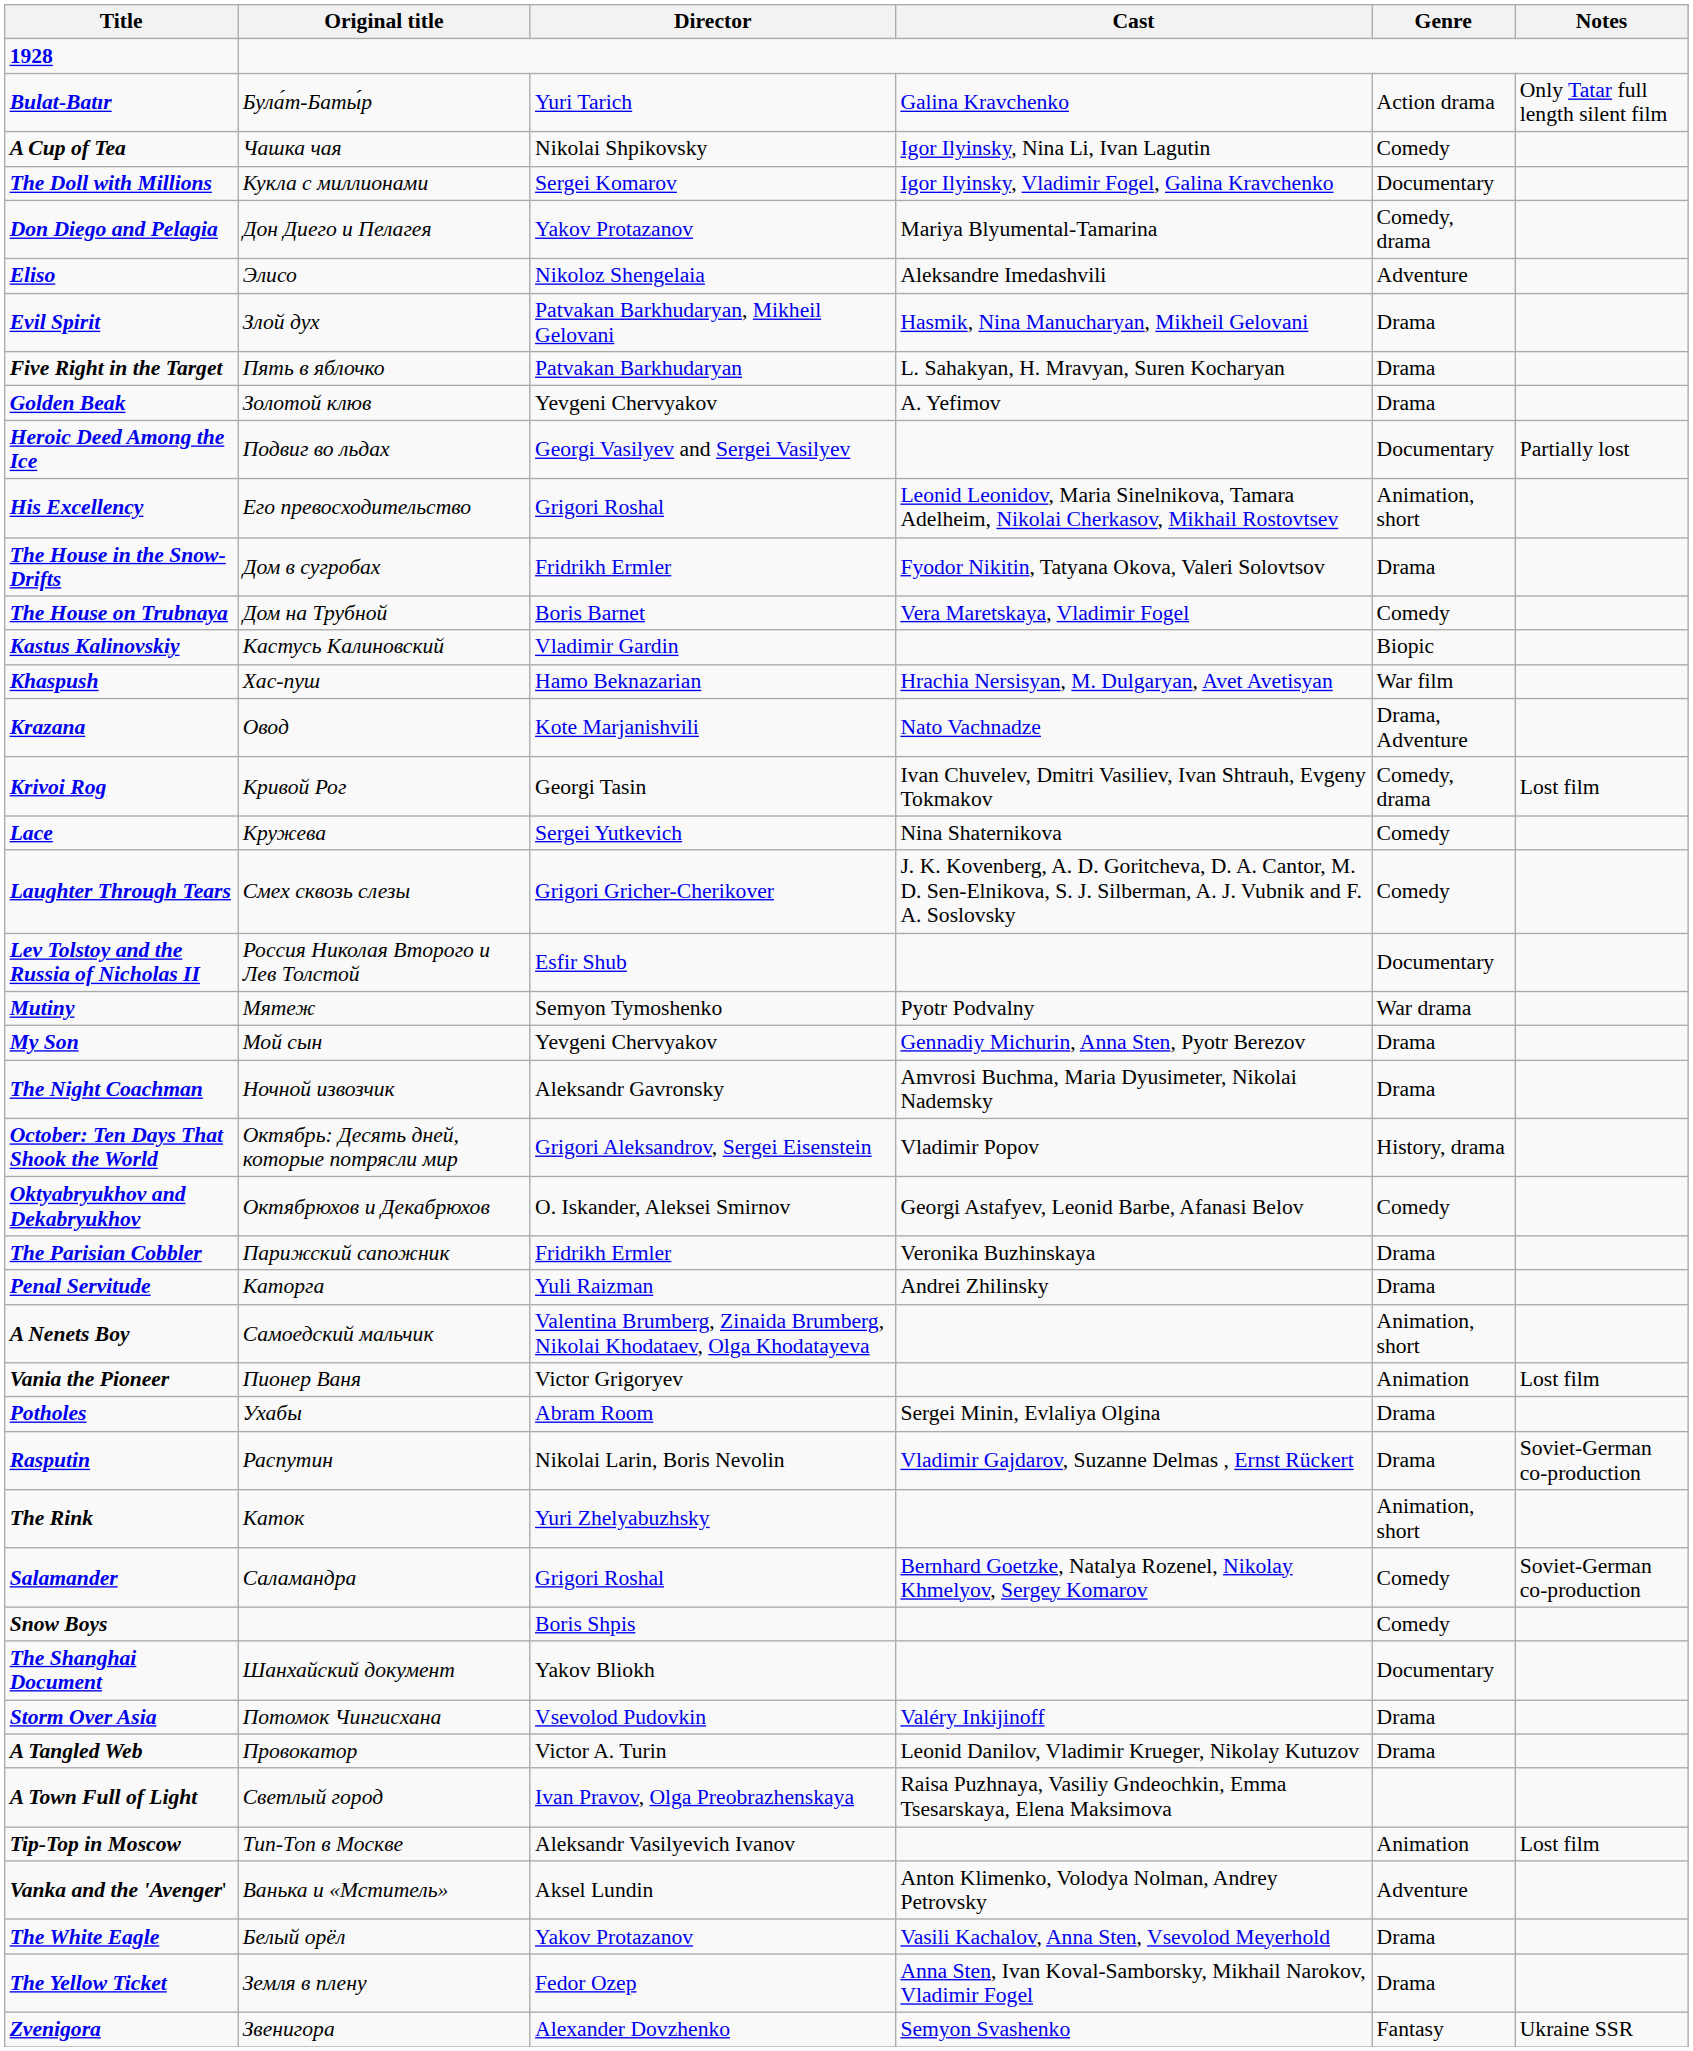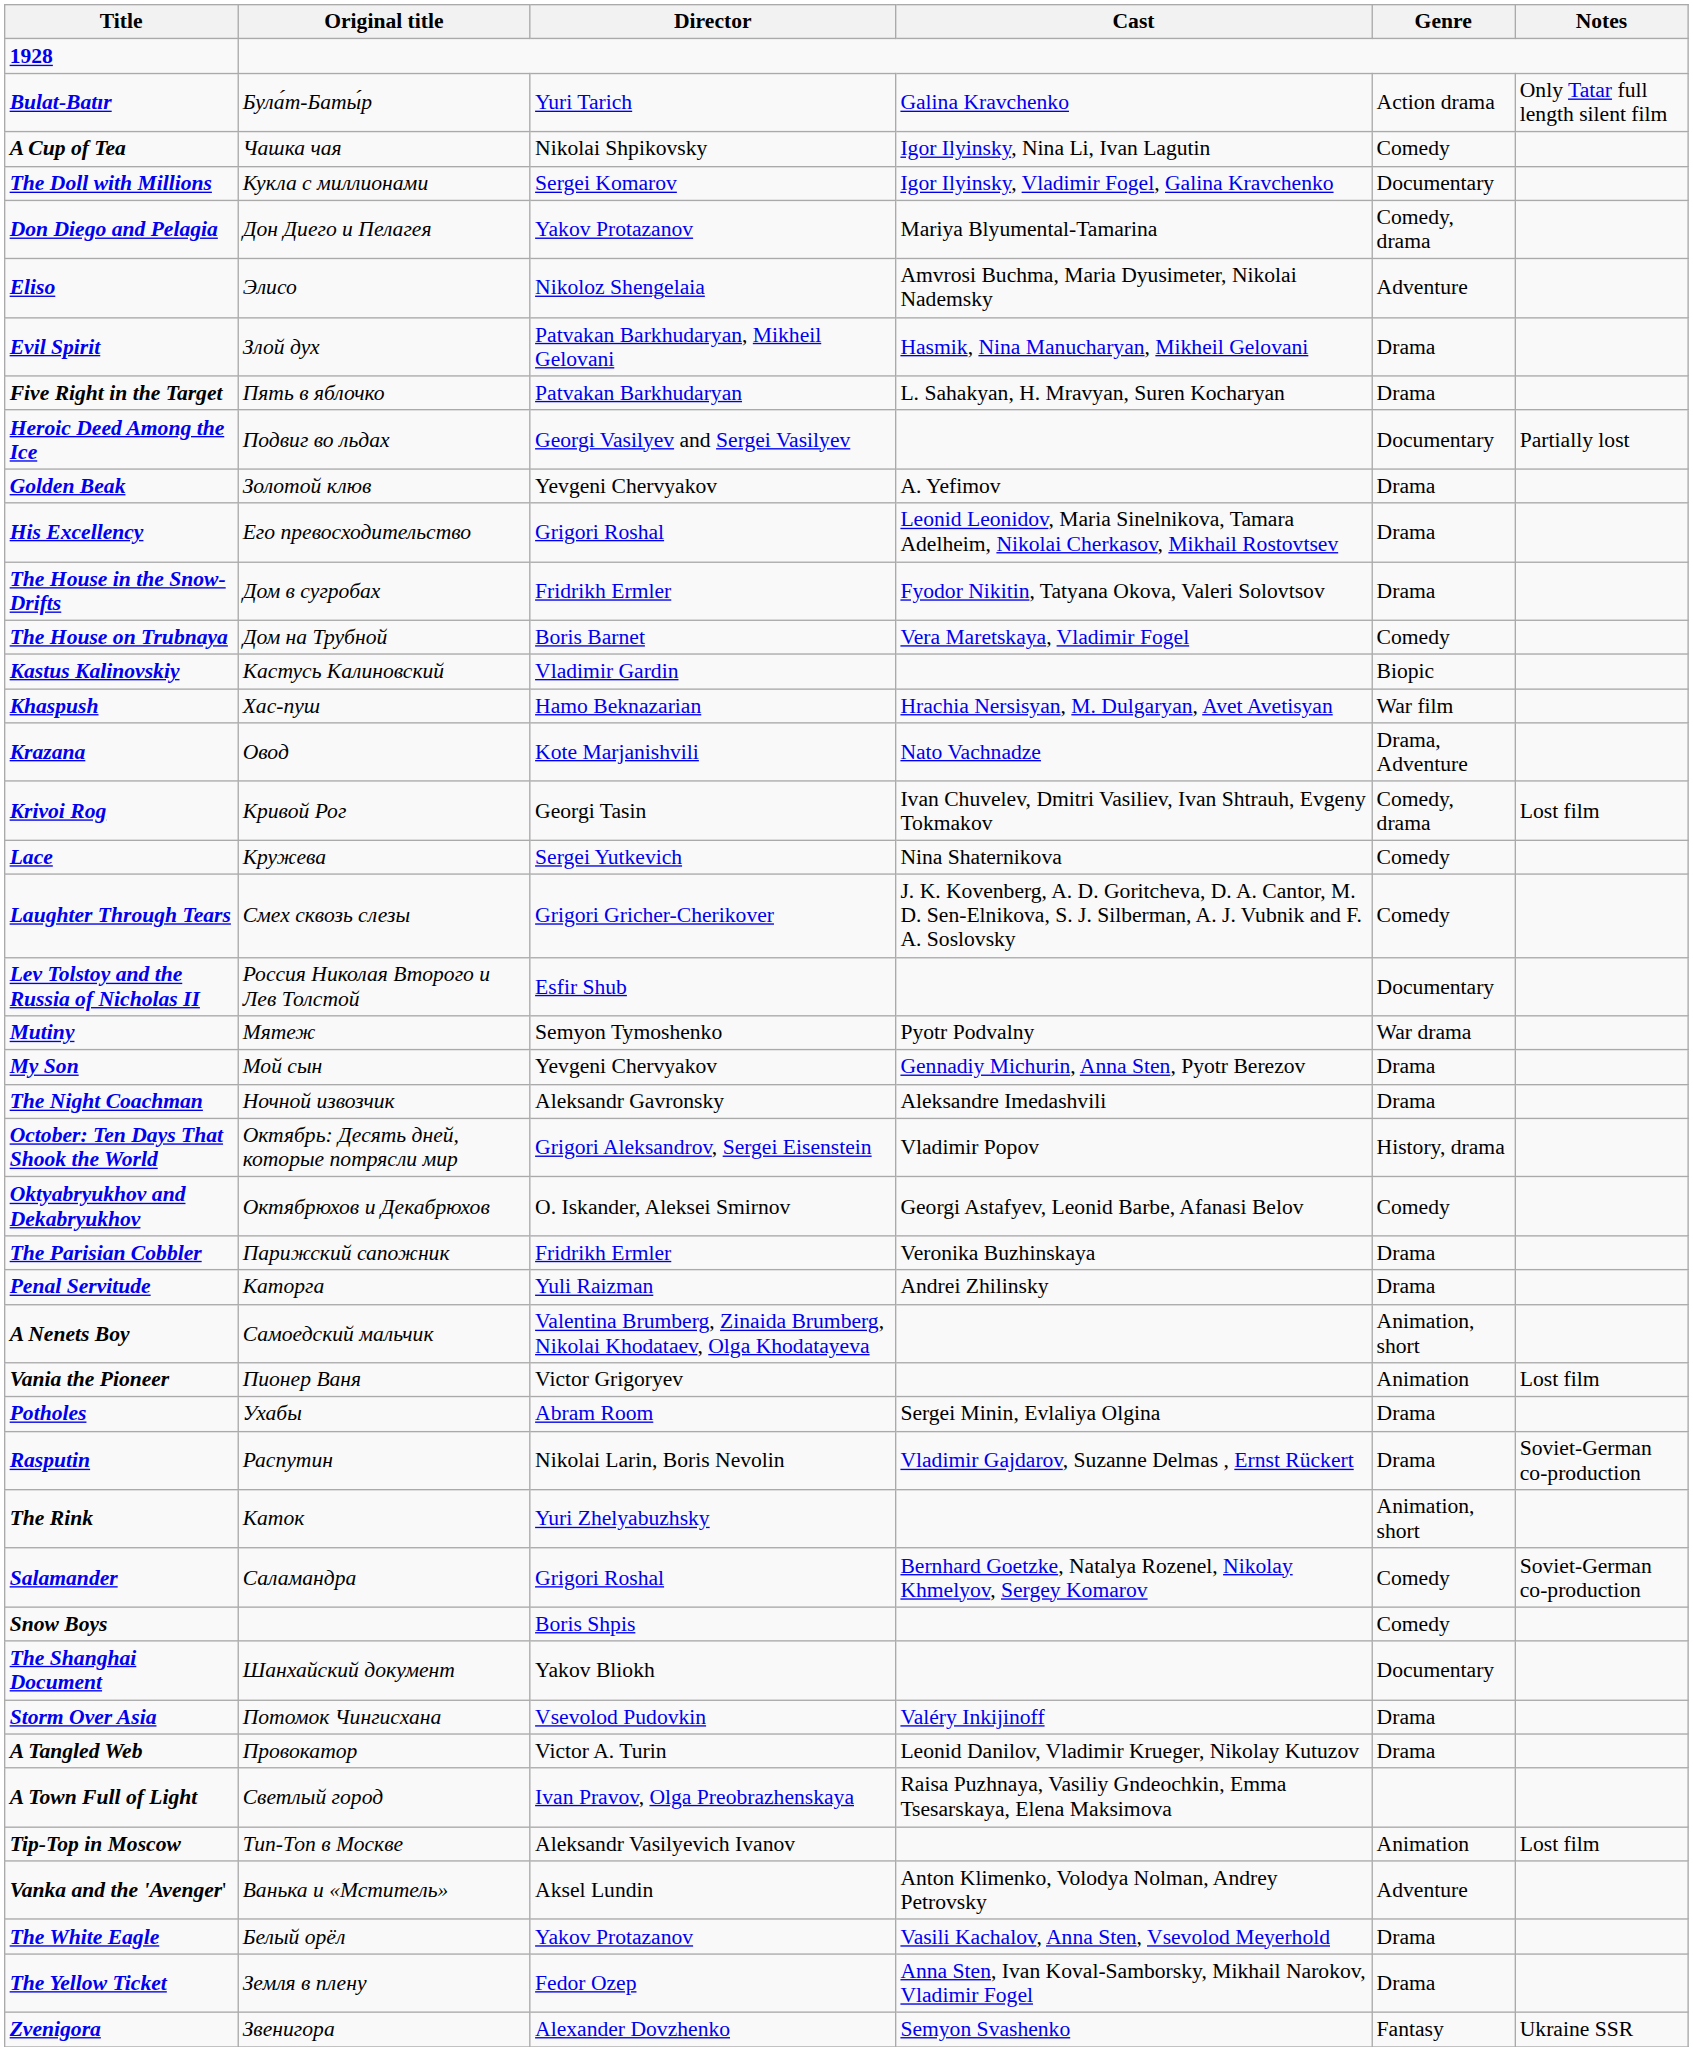(1003, 275) Aleksandre Imedashvili -> (1099, 287) Amvrosi Buchma, Maria Dyusimeter, Nikolai Nademsky
rows swapped: (68, 402) <-> (117, 449)
(1425, 507) Animation, short -> (1406, 532) Drama
(1099, 1088) Amvrosi Buchma, Maria Dyusimeter, Nikolai Nademsky -> (1003, 1101) Aleksandre Imedashvili
